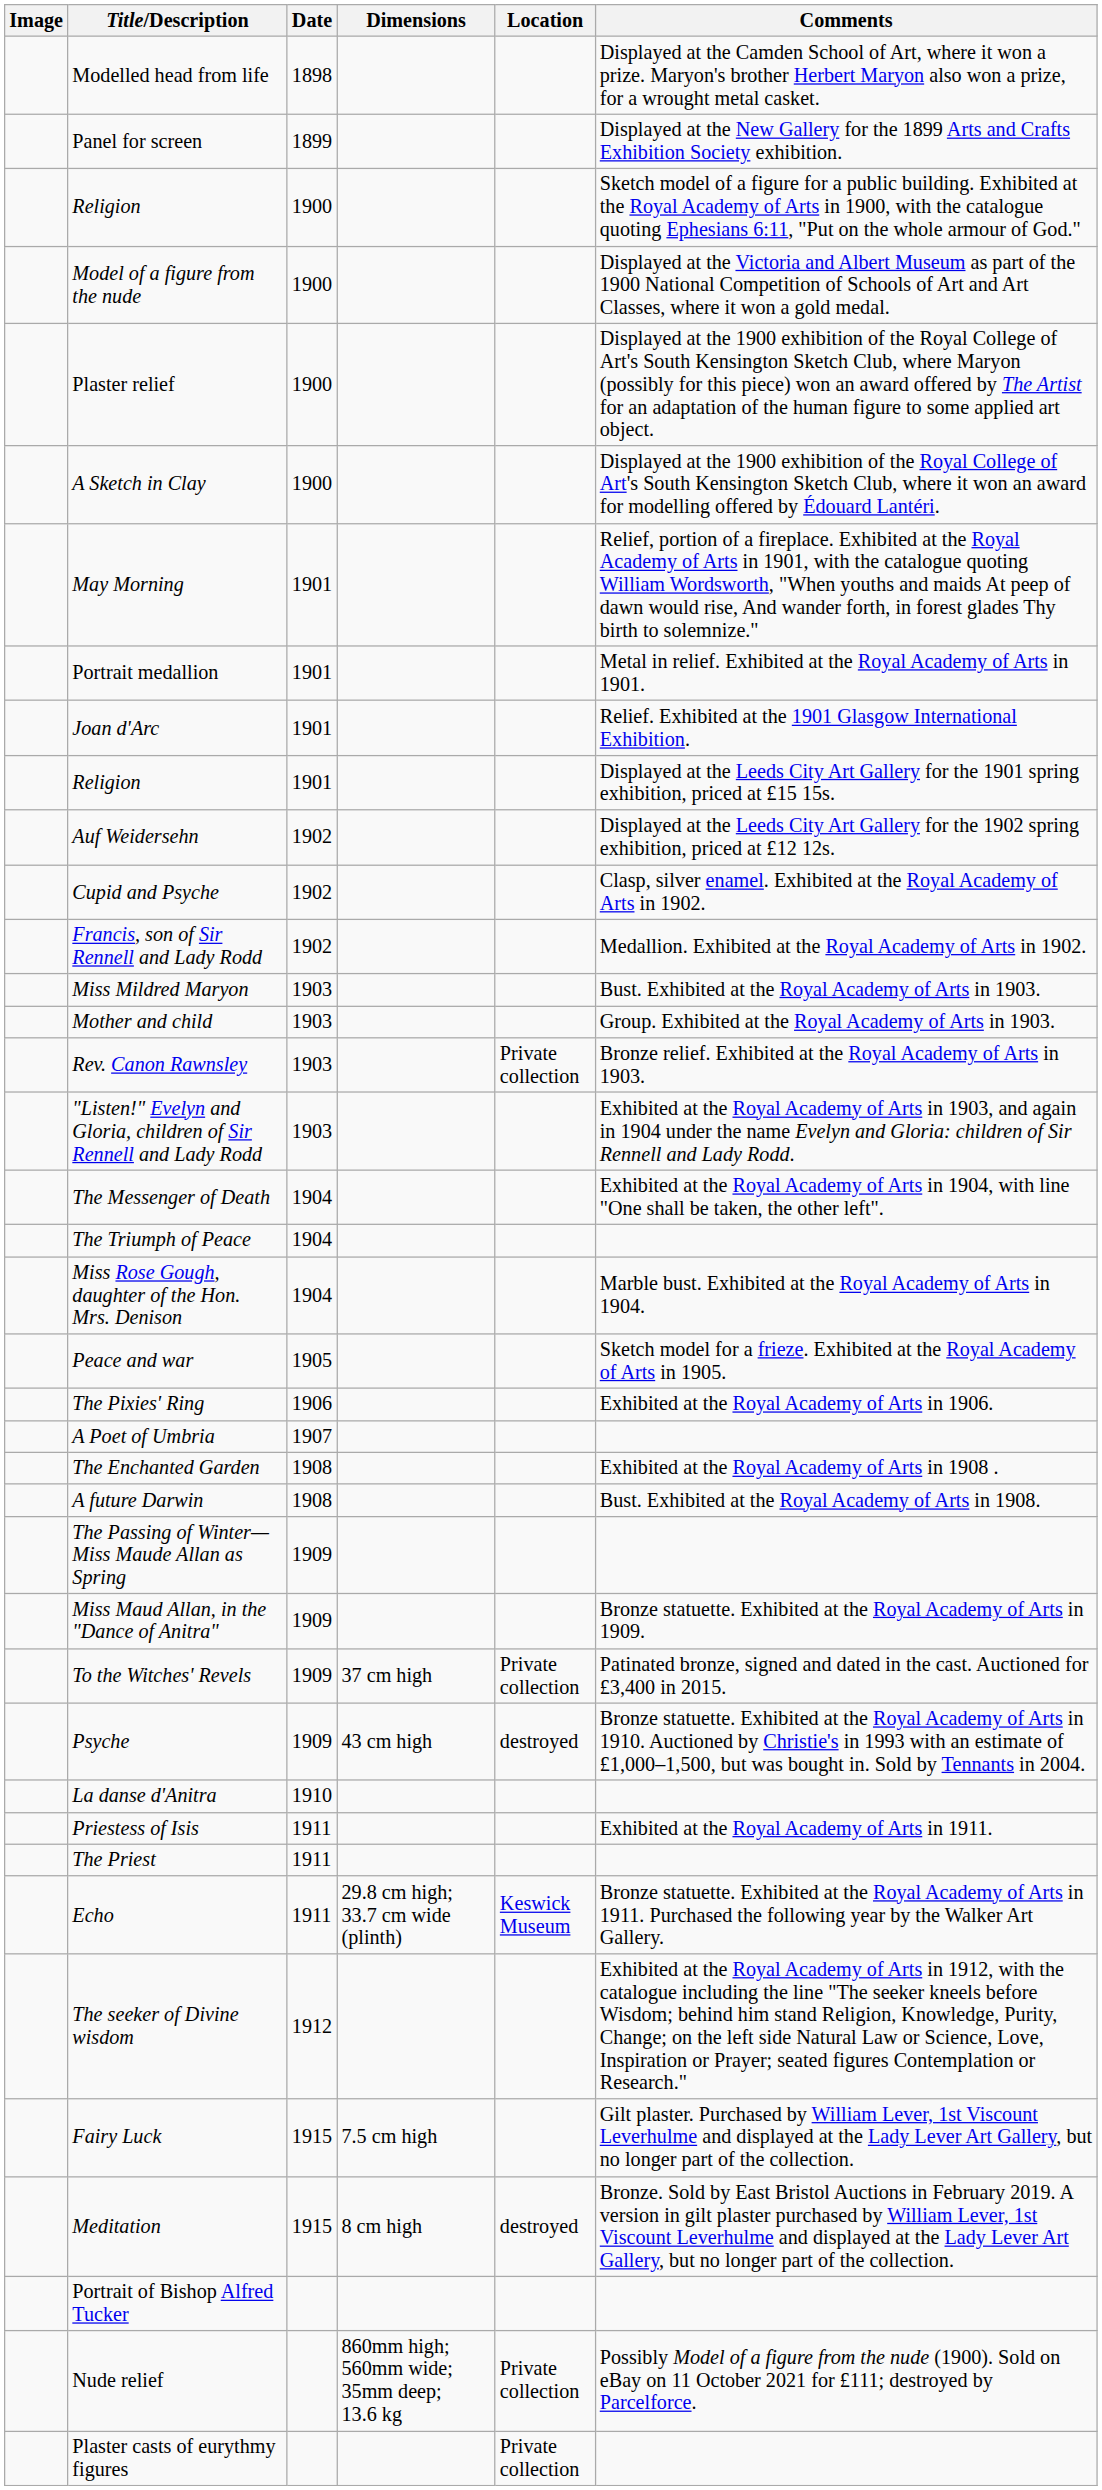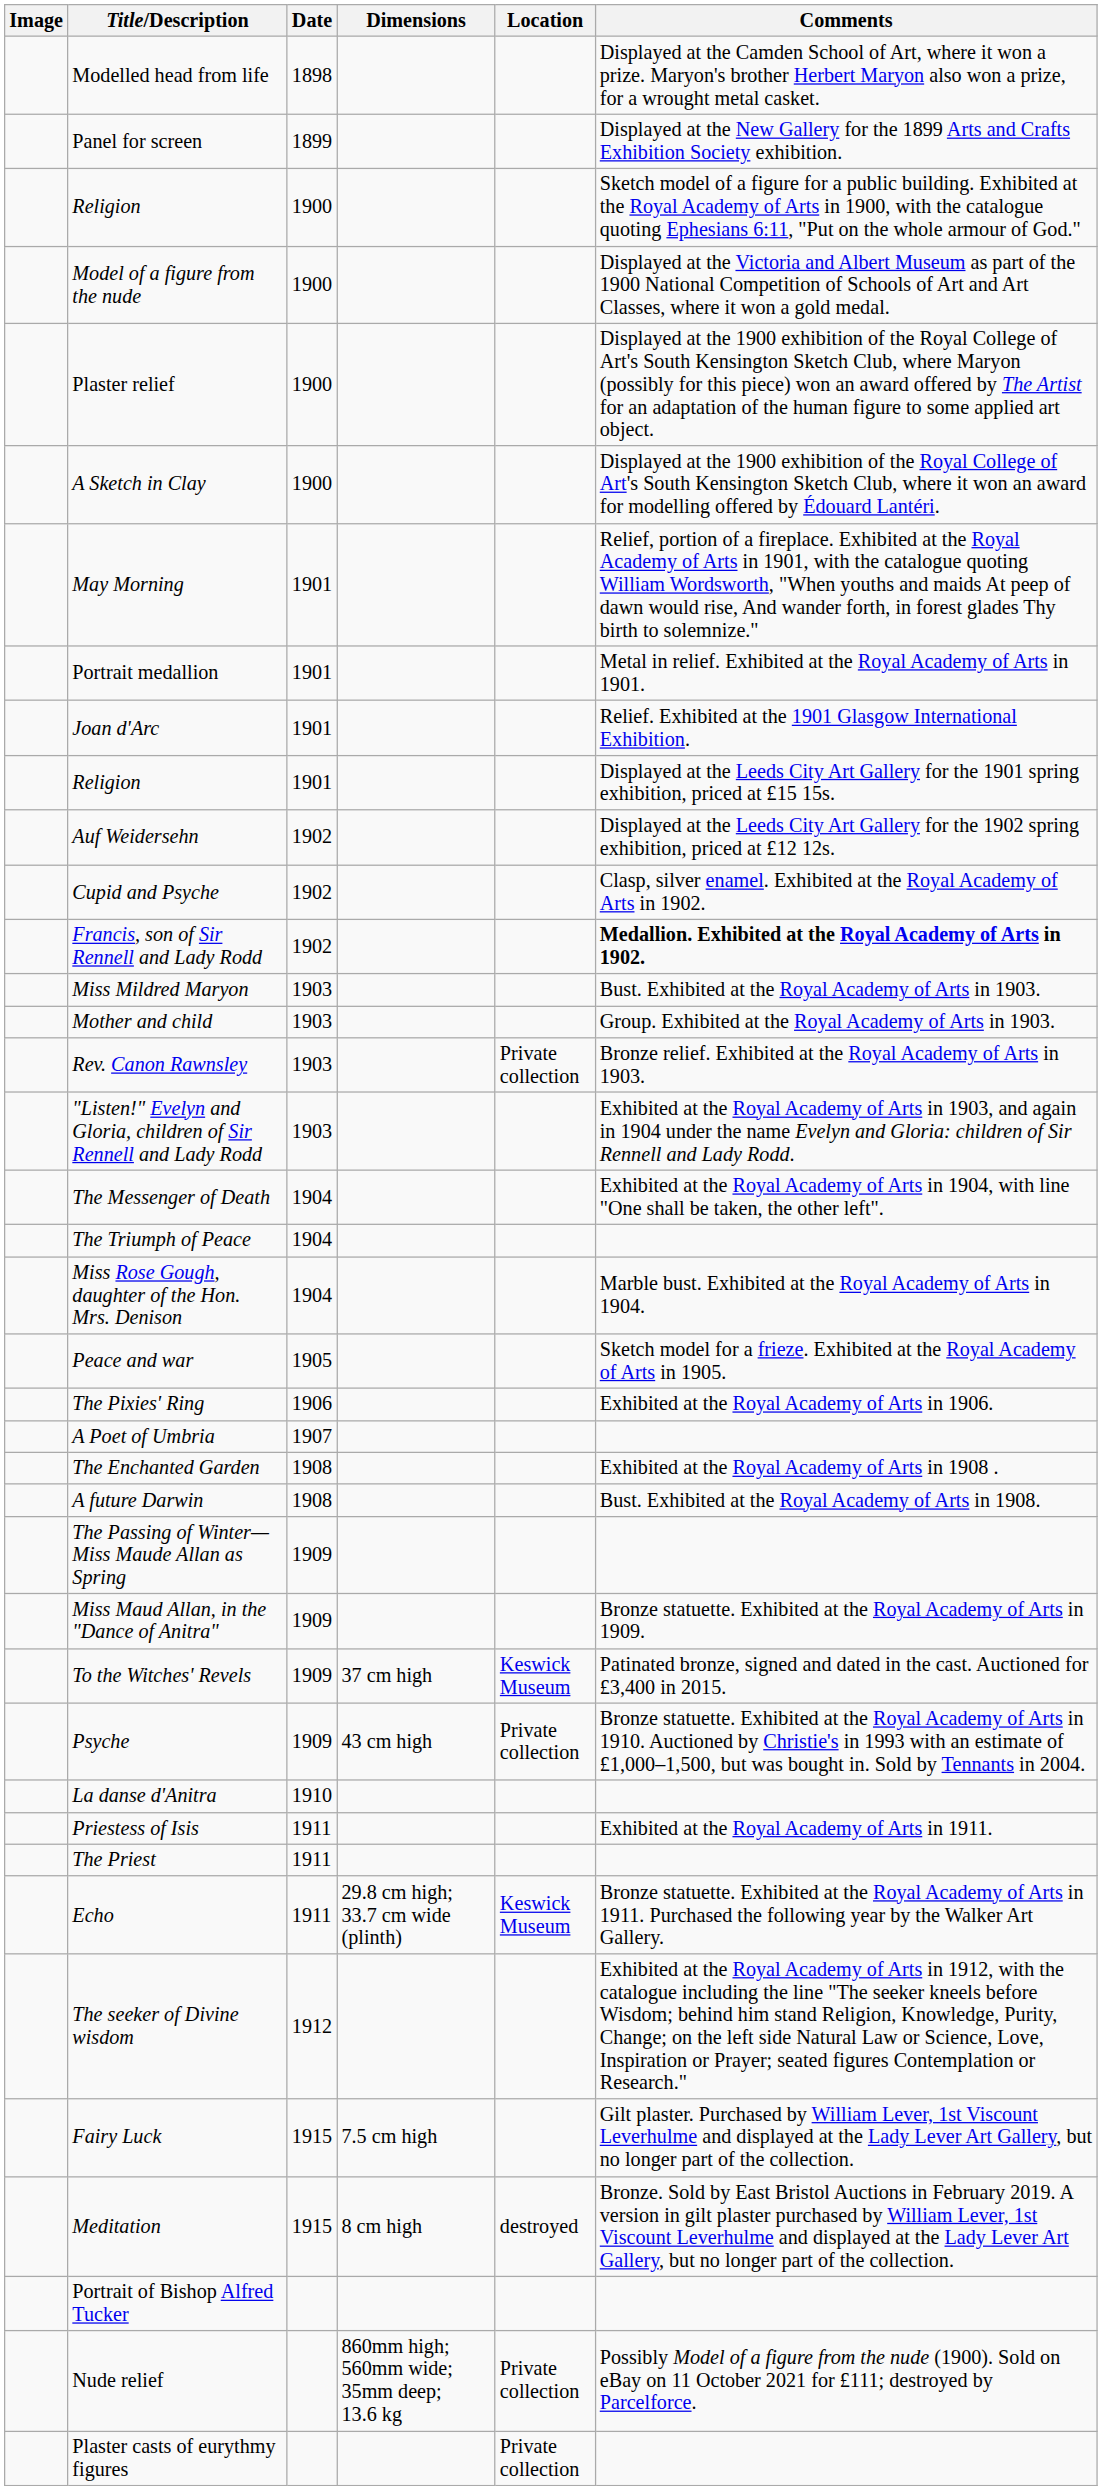(843, 946) normal -> (830, 946) bold
(540, 1675) Private collection -> (535, 1675) Keswick Museum
(539, 1741) destroyed -> (540, 1741) Private collection
